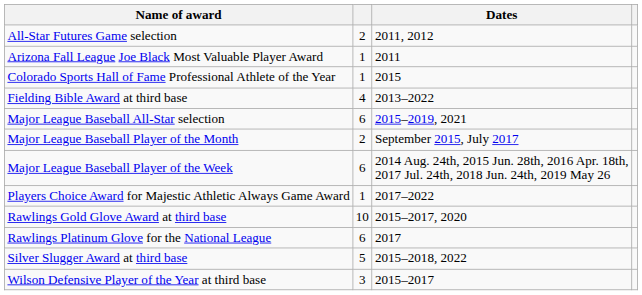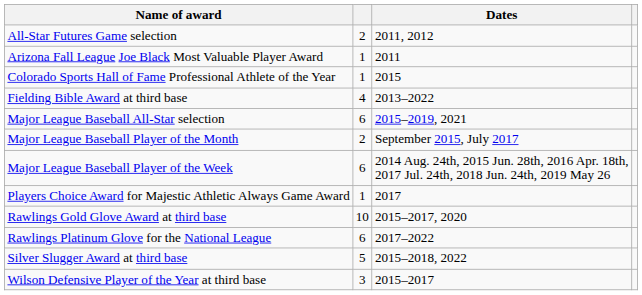(404, 196) 2017–2022 -> (388, 196) 2017
(388, 237) 2017 -> (404, 237) 2017–2022
